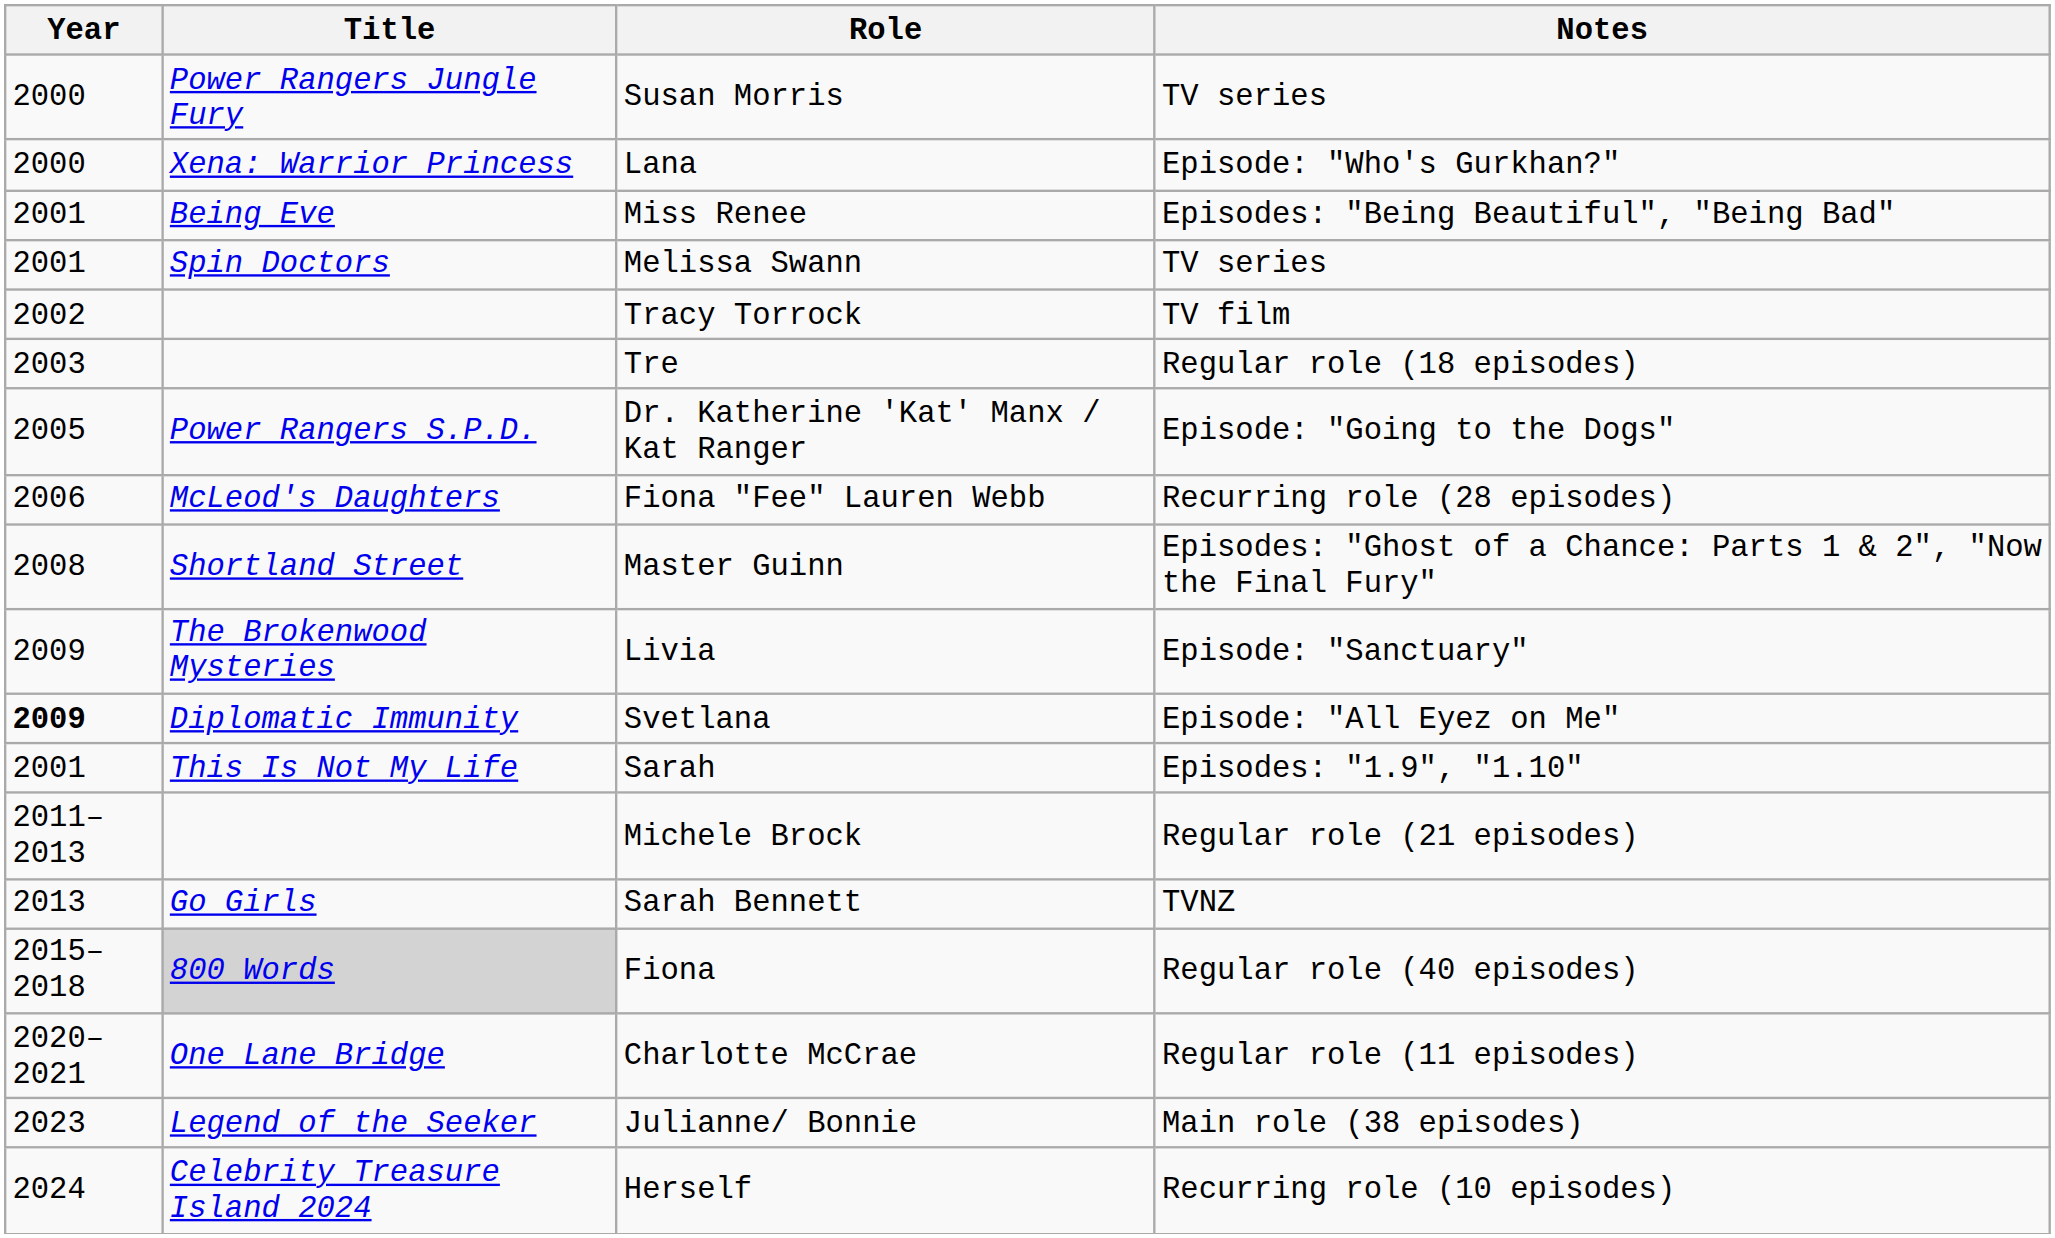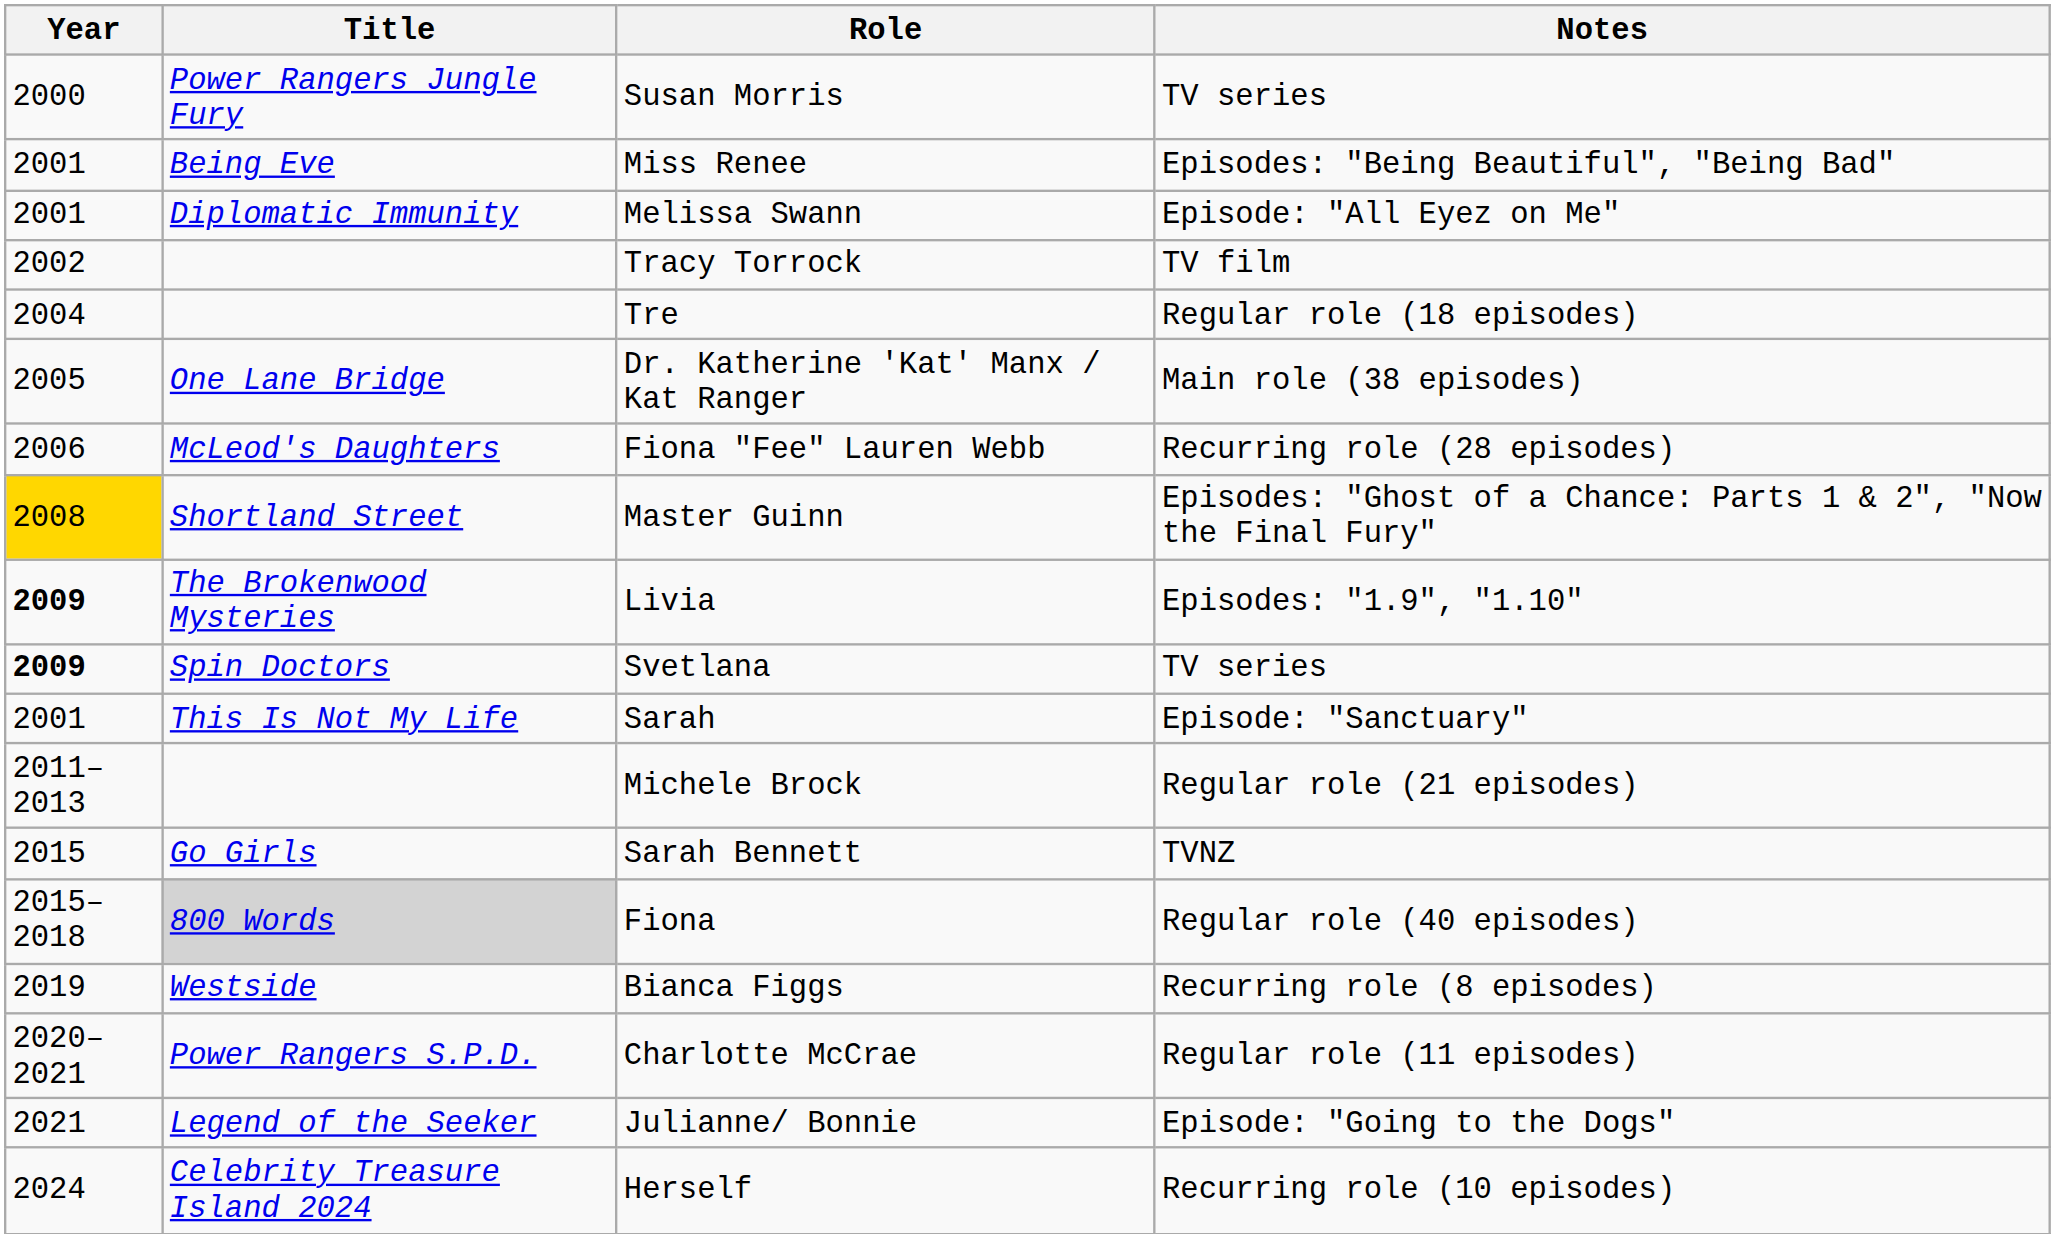- row: (661, 165)
(280, 264) Spin Doctors -> (344, 215) Diplomatic Immunity
(1244, 264) TV series -> (1391, 215) Episode: "All Eyez on Me"
(49, 364) 2003 -> (49, 314) 2004
(353, 431) Power Rangers S.P.D. -> (307, 382) One Lane Bridge
(1419, 431) Episode: "Going to the Dogs" -> (1373, 382) Main role (38 episodes)
(49, 566) no background -> (49, 517) gold background
(49, 651) normal -> (49, 602) bold
(1345, 651) Episode: "Sanctuary" -> (1373, 602) Episodes: "1.9", "1.10"
(344, 719) Diplomatic Immunity -> (280, 669) Spin Doctors
(1391, 719) Episode: "All Eyez on Me" -> (1244, 669) TV series
(1373, 769) Episodes: "1.9", "1.10" -> (1345, 719) Episode: "Sanctuary"
(49, 903) 2013 -> (49, 854) 2015
+ row: (734, 988)
(307, 1056) One Lane Bridge -> (353, 1056) Power Rangers S.P.D.
(49, 1123) 2023 -> (49, 1123) 2021
(1373, 1123) Main role (38 episodes) -> (1419, 1123) Episode: "Going to the Dogs"
